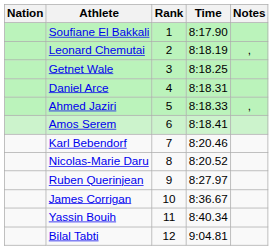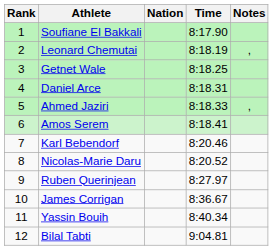columns swapped: (169, 13) <-> (25, 13)
